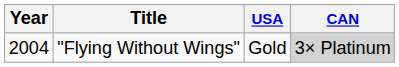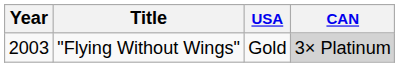(29, 47) 2004 -> (29, 47) 2003
